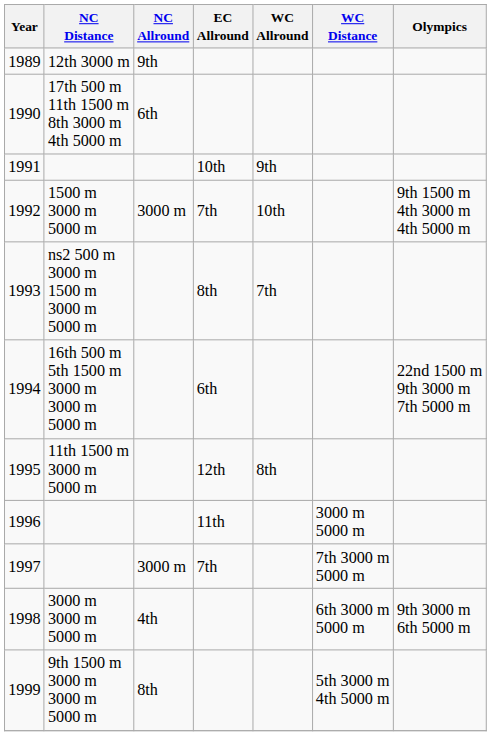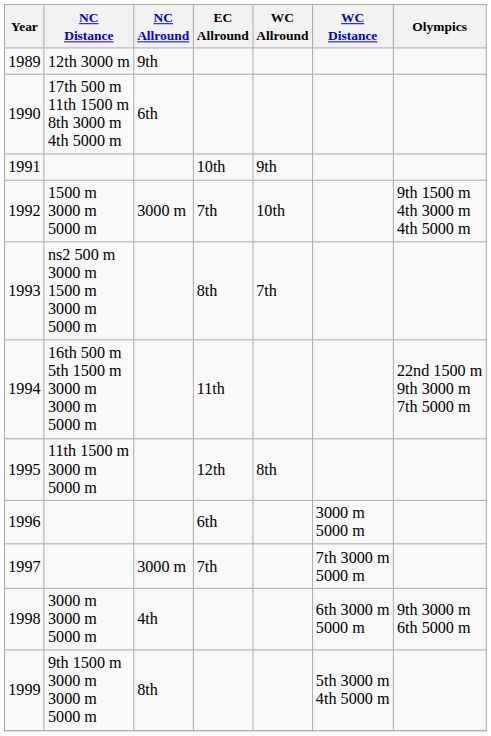(207, 389) 6th -> (211, 389) 11th
(211, 522) 11th -> (207, 522) 6th
